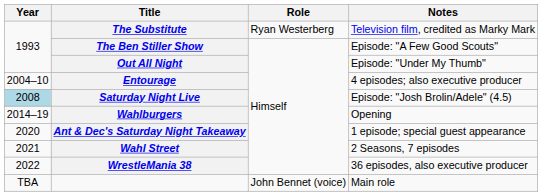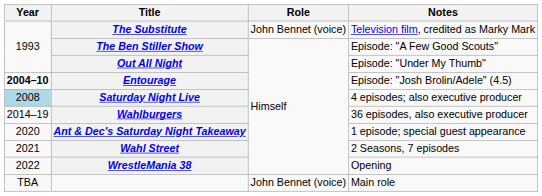(292, 30) Ryan Westerberg -> (298, 30) John Bennet (voice)
(28, 81) normal -> (28, 81) bold
(436, 81) 4 episodes; also executive producer -> (431, 81) Episode: "Josh Brolin/Adele" (4.5)
(431, 98) Episode: "Josh Brolin/Adele" (4.5) -> (436, 98) 4 episodes; also executive producer
(371, 115) Opening -> (439, 115) 36 episodes, also executive producer
(439, 166) 36 episodes, also executive producer -> (371, 166) Opening
